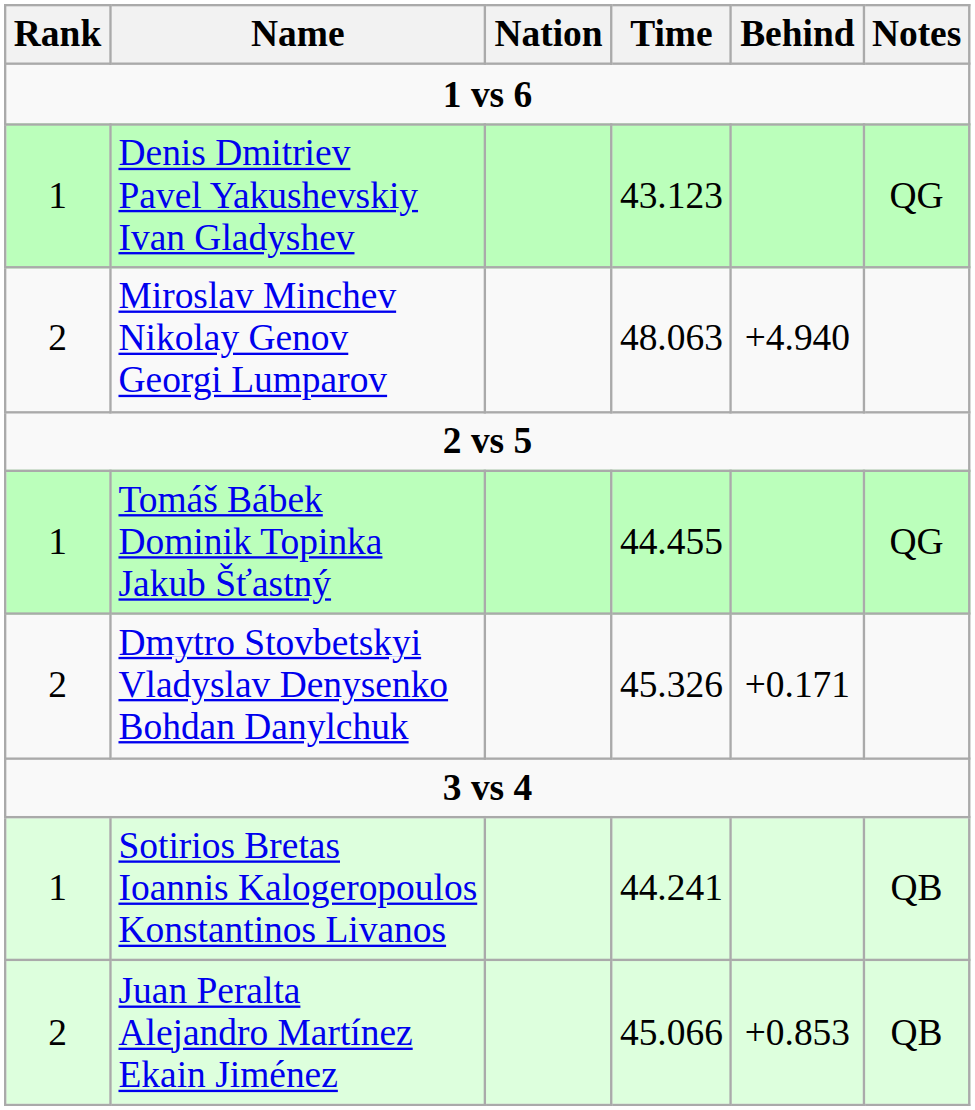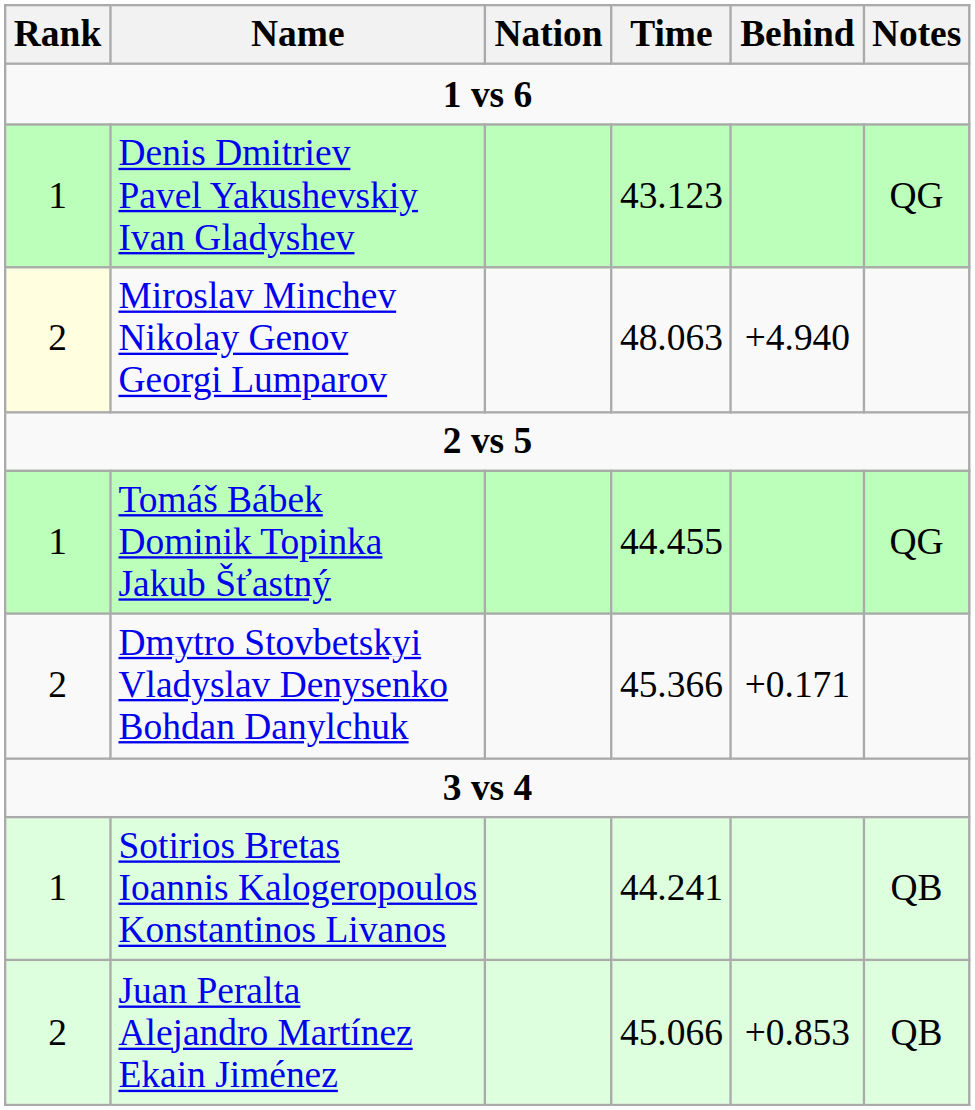(57, 338) no background -> (57, 338) lightyellow background
(671, 685) 45.326 -> (671, 685) 45.366
